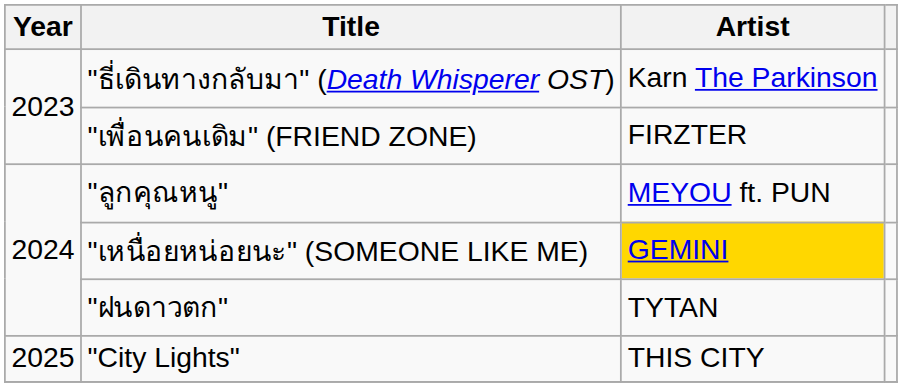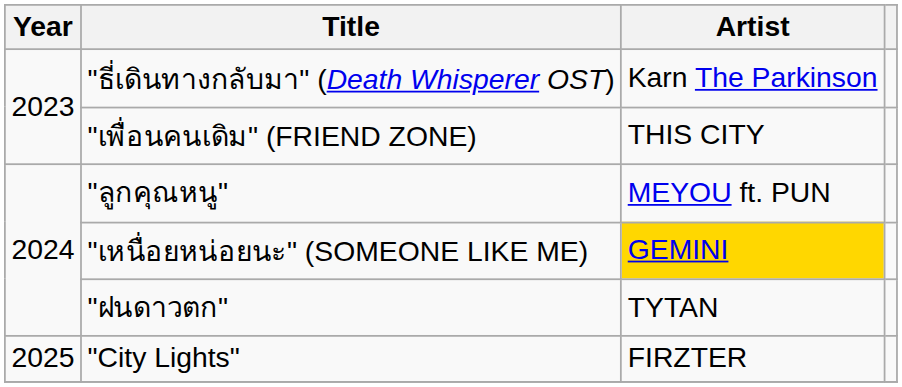(688, 135) FIRZTER -> (696, 135) THIS CITY
(696, 358) THIS CITY -> (688, 358) FIRZTER
